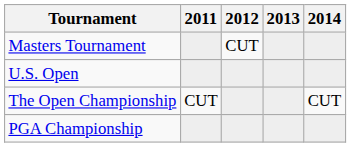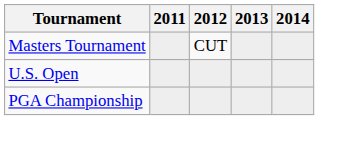- row: (92, 101)
